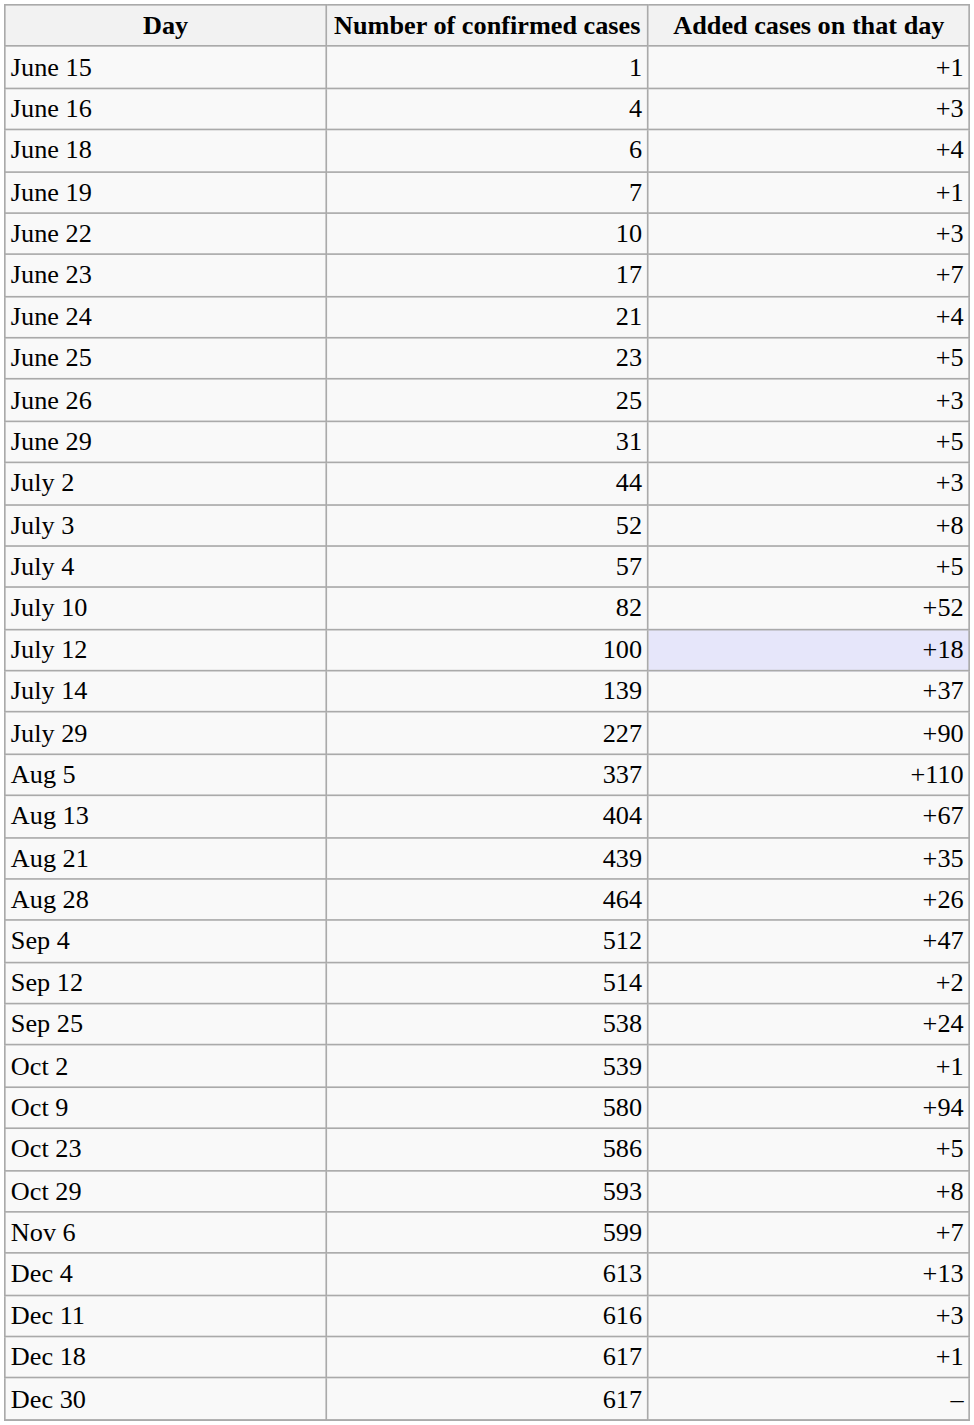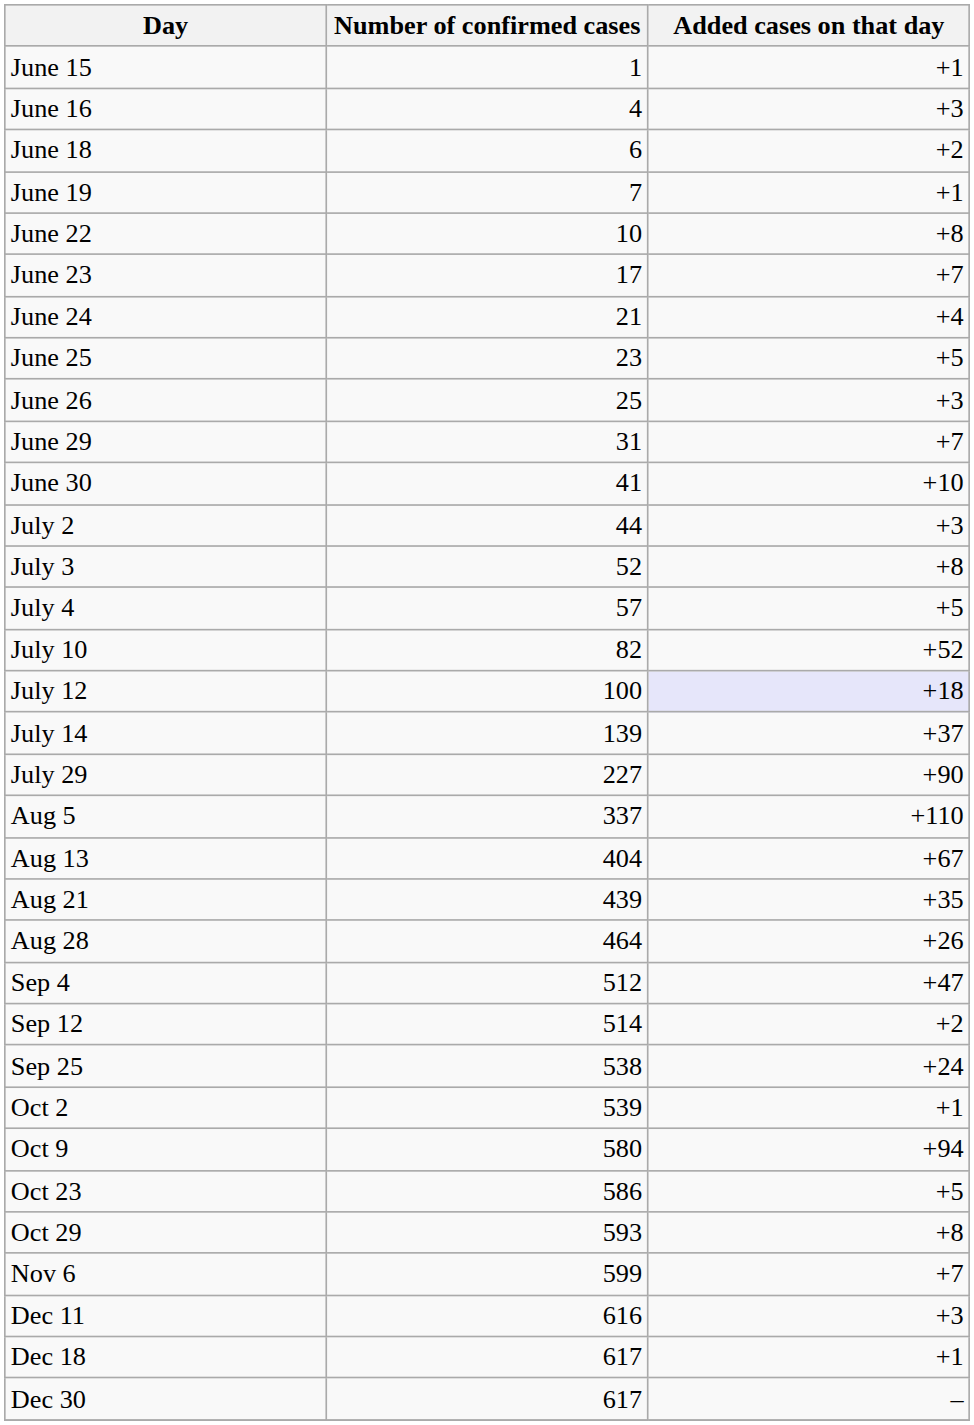(950, 150) +4 -> (950, 150) +2
(950, 233) +3 -> (950, 233) +8
(950, 441) +5 -> (950, 441) +7
+ row: (51, 483)
- row: (42, 1273)
